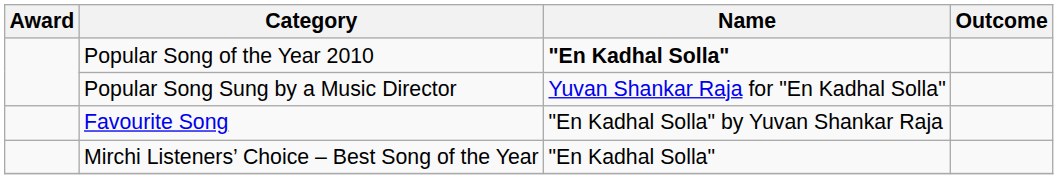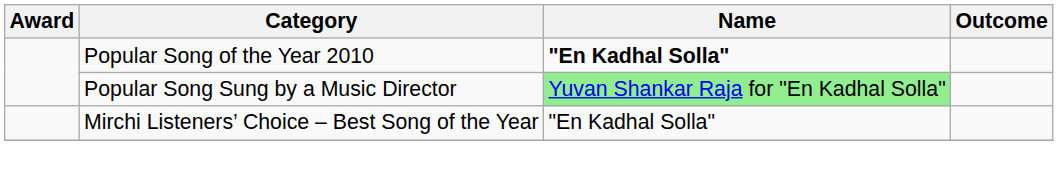(747, 88) no background -> (747, 88) lightgreen background
- row: (156, 122)
